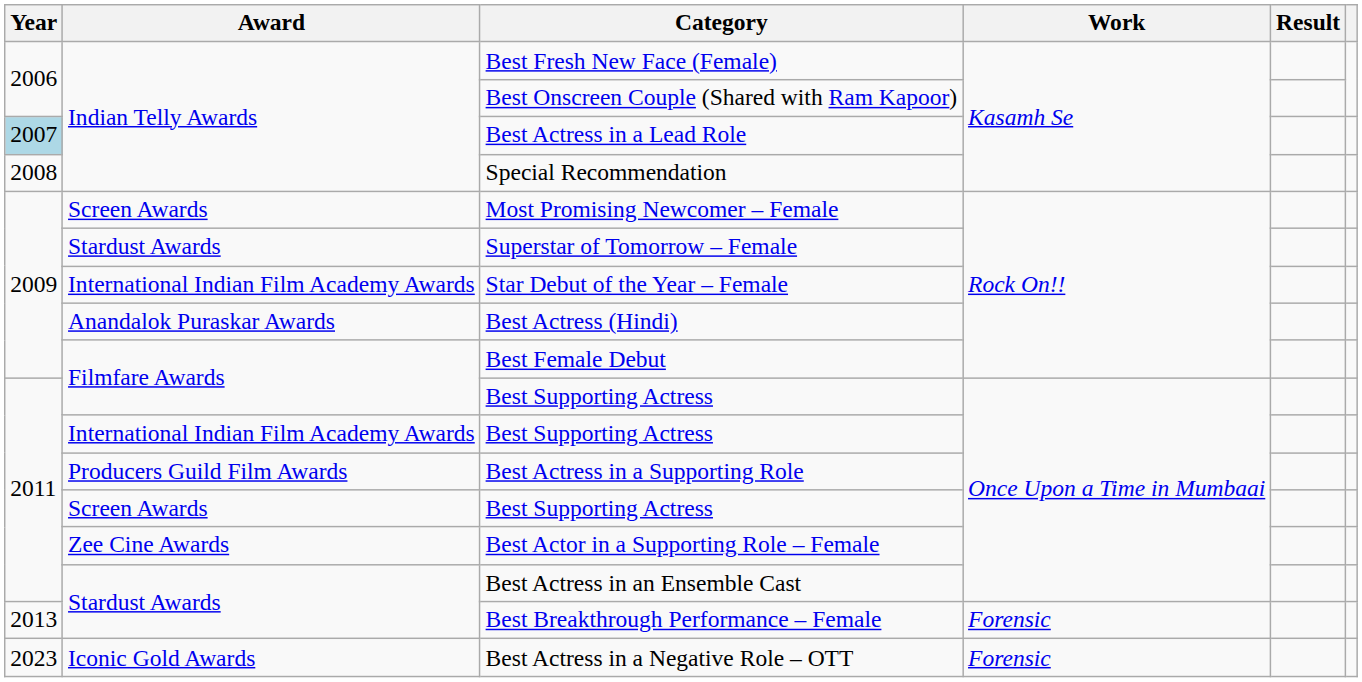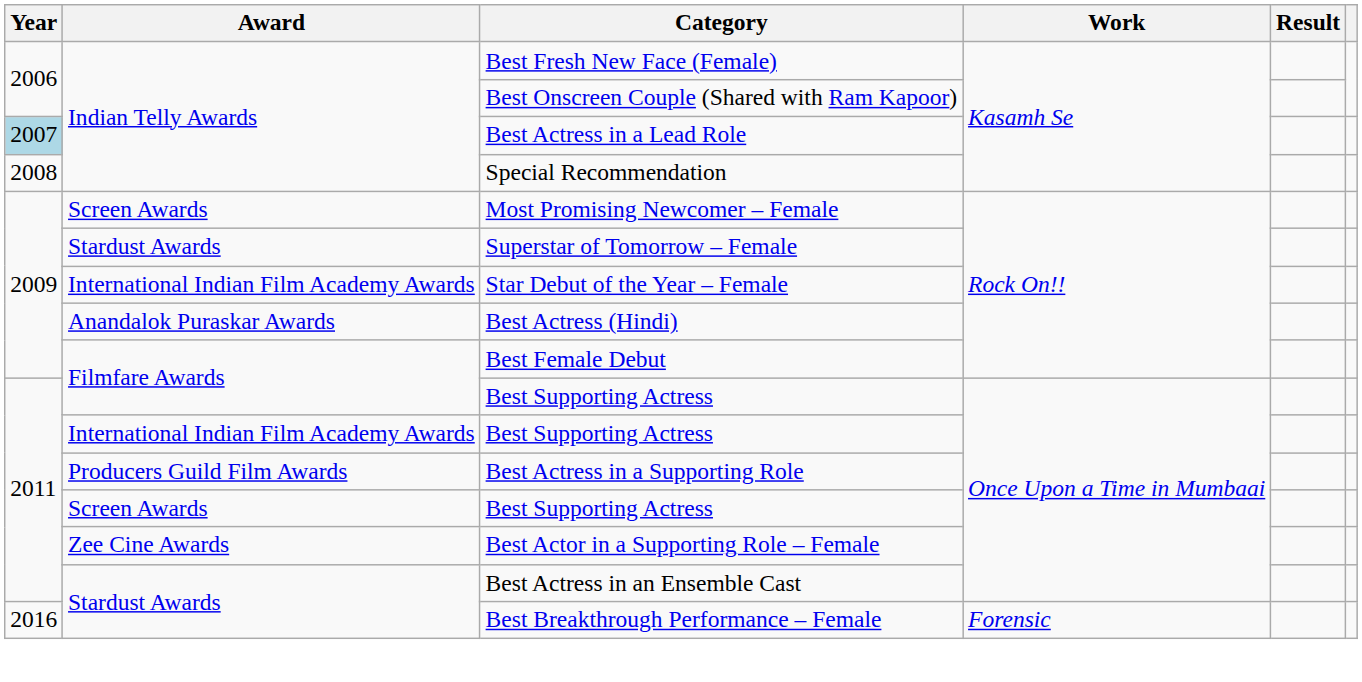(34, 619) 2013 -> (34, 619) 2016
- row: (162, 657)
